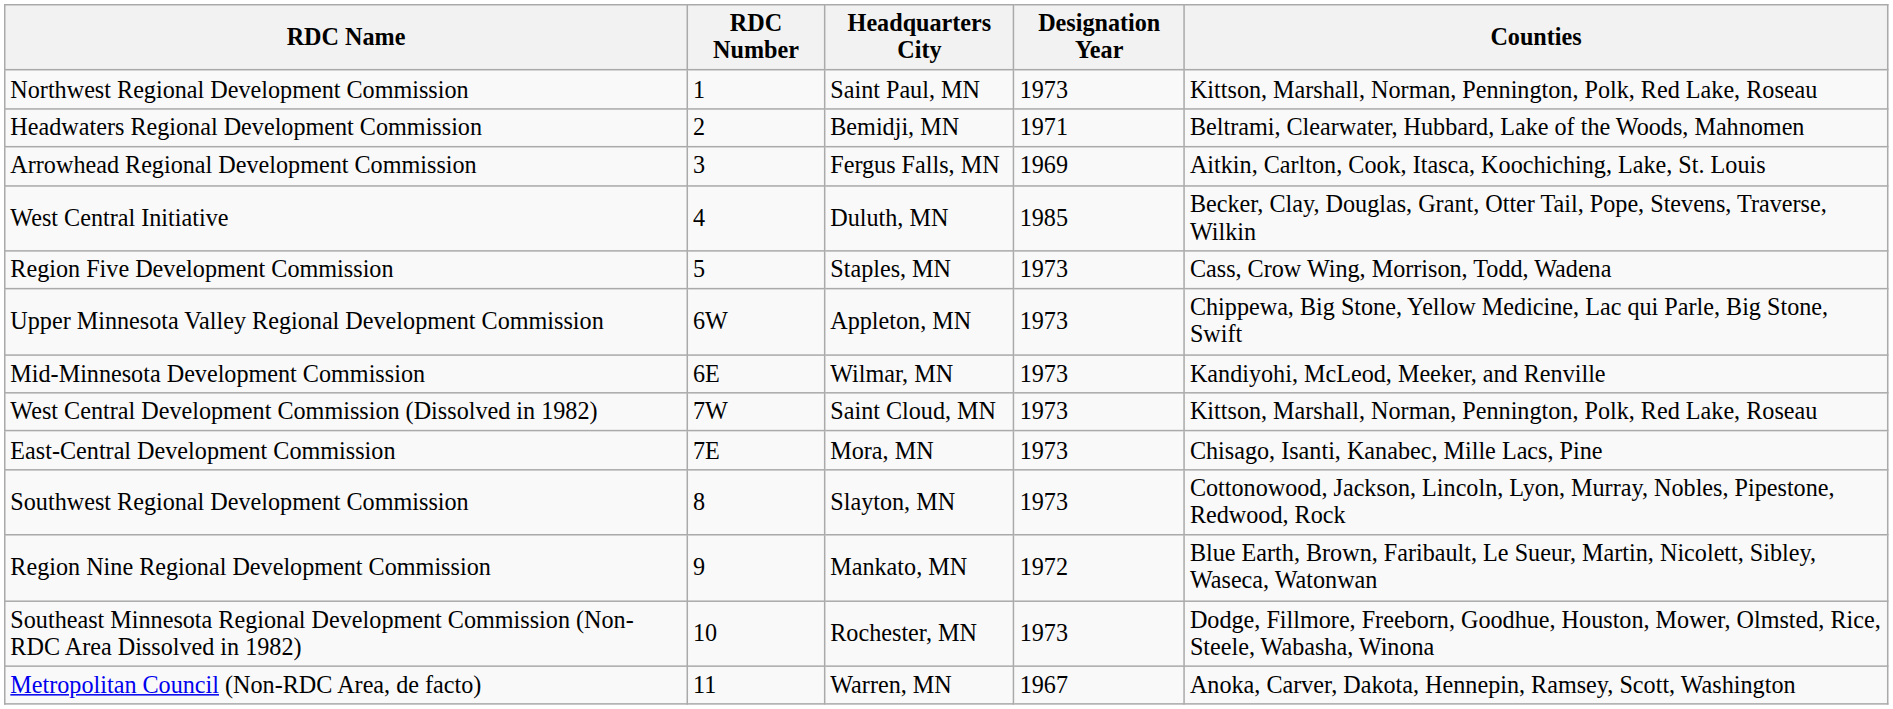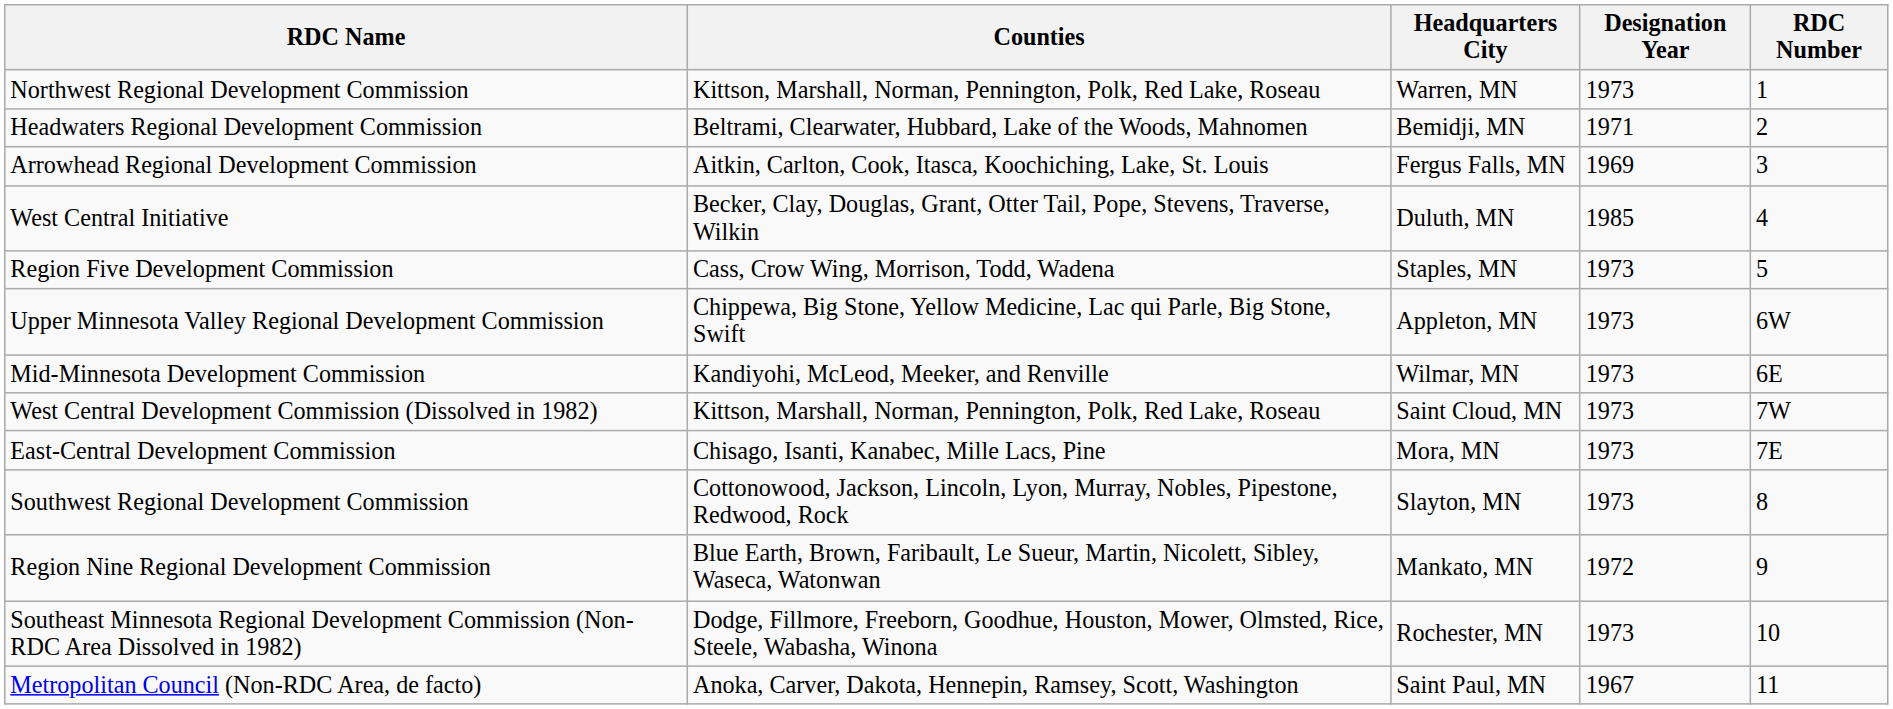columns swapped: (756, 37) <-> (1536, 37)
(905, 89) Saint Paul, MN -> (1457, 89) Warren, MN
(891, 684) Warren, MN -> (1471, 684) Saint Paul, MN
